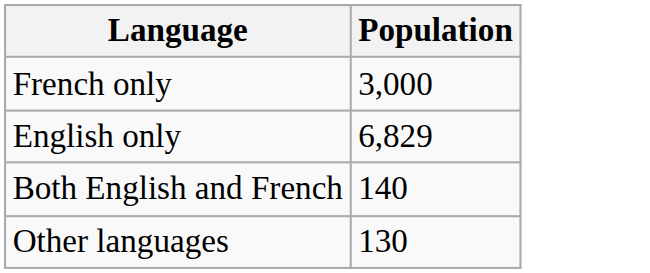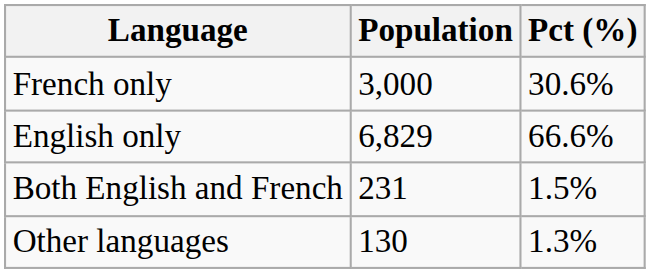+ column: (583, 30)
(383, 188) 140 -> (383, 188) 231
